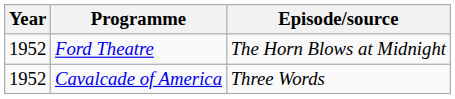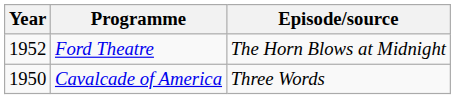(28, 78) 1952 -> (28, 78) 1950
